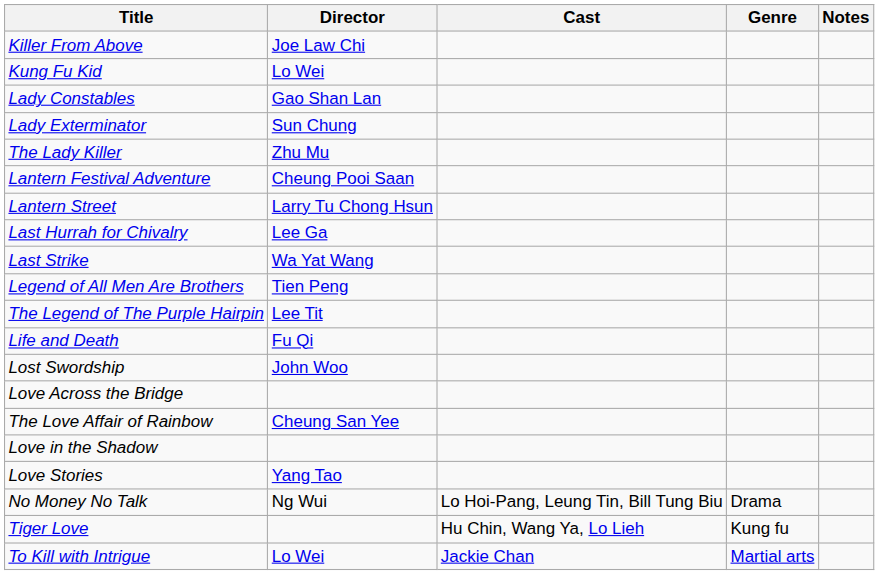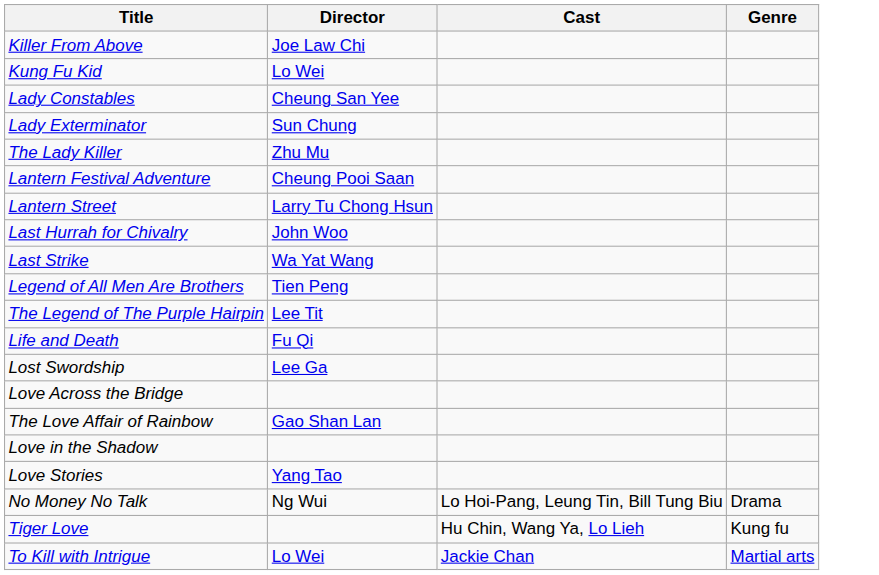- column: (846, 17)
(326, 98) Gao Shan Lan -> (335, 98) Cheung San Yee
(300, 233) Lee Ga -> (310, 233) John Woo
(310, 367) John Woo -> (300, 367) Lee Ga
(335, 421) Cheung San Yee -> (326, 421) Gao Shan Lan
